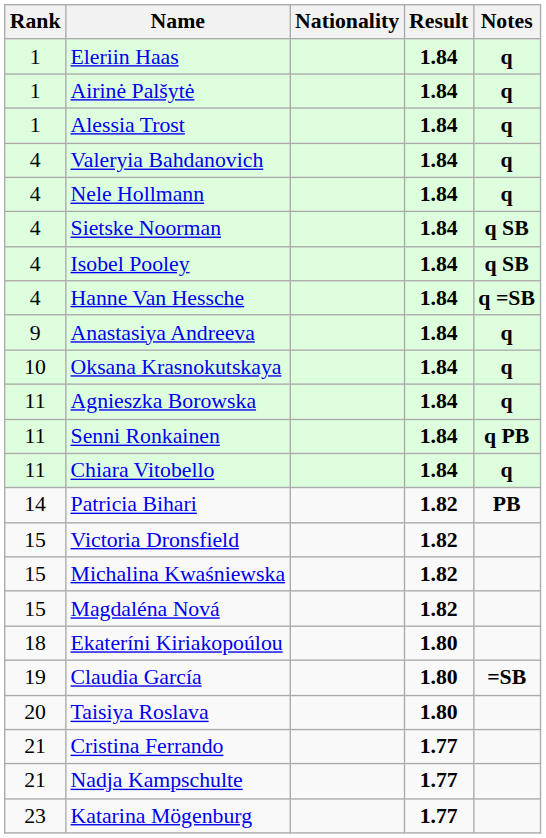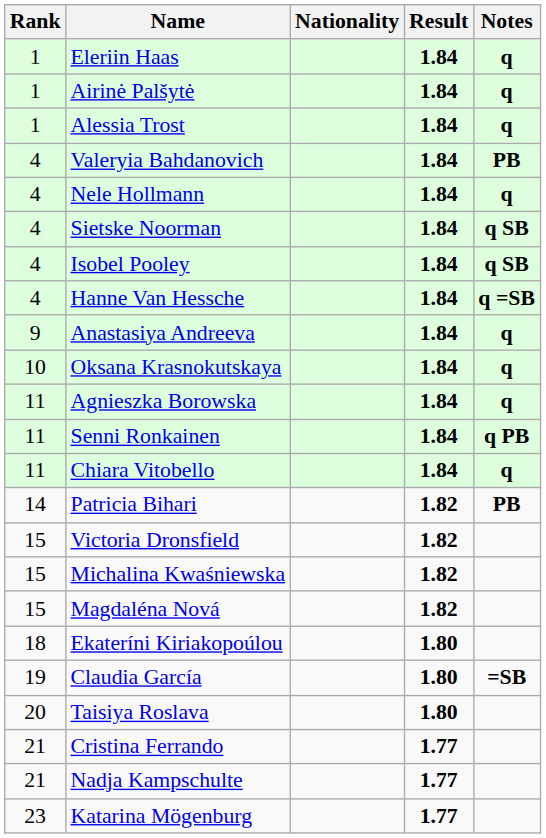(507, 159) q -> (507, 159) PB
